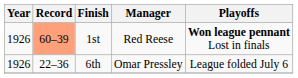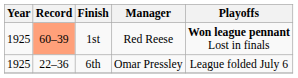(19, 38) 1926 -> (19, 38) 1925
(19, 63) 1926 -> (19, 63) 1925
